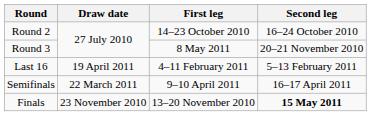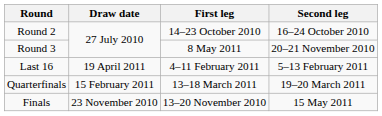+ row: (36, 84)
- row: (31, 84)
(312, 102) bold -> (323, 102) normal
